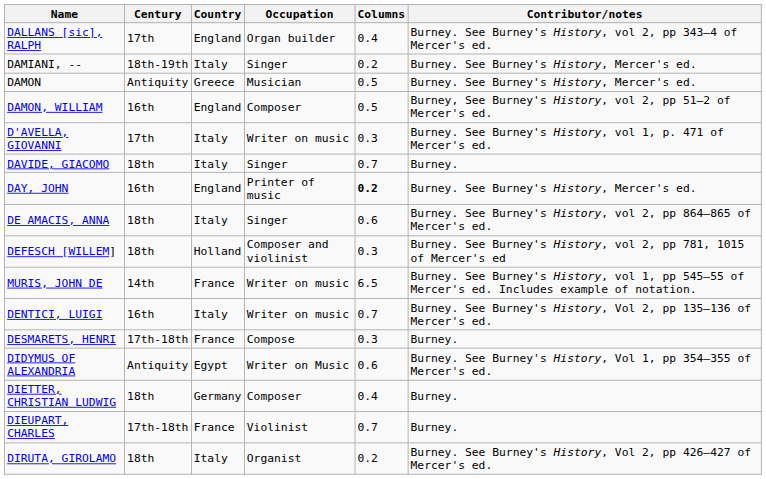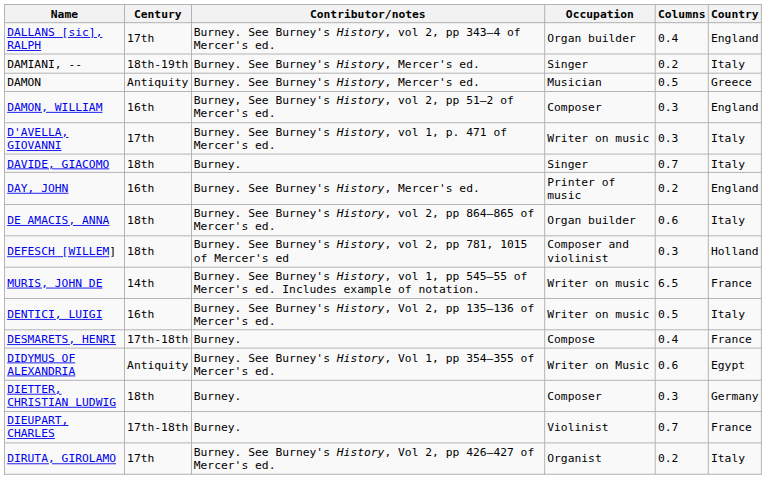columns swapped: (218, 14) <-> (585, 14)
(368, 107) 0.5 -> (668, 107) 0.3
(368, 188) bold -> (668, 188) normal
(267, 220) Singer -> (592, 220) Organ builder
(368, 314) 0.7 -> (668, 314) 0.5
(368, 339) 0.3 -> (668, 339) 0.4
(368, 396) 0.4 -> (668, 396) 0.3
(141, 459) 18th -> (141, 459) 17th
